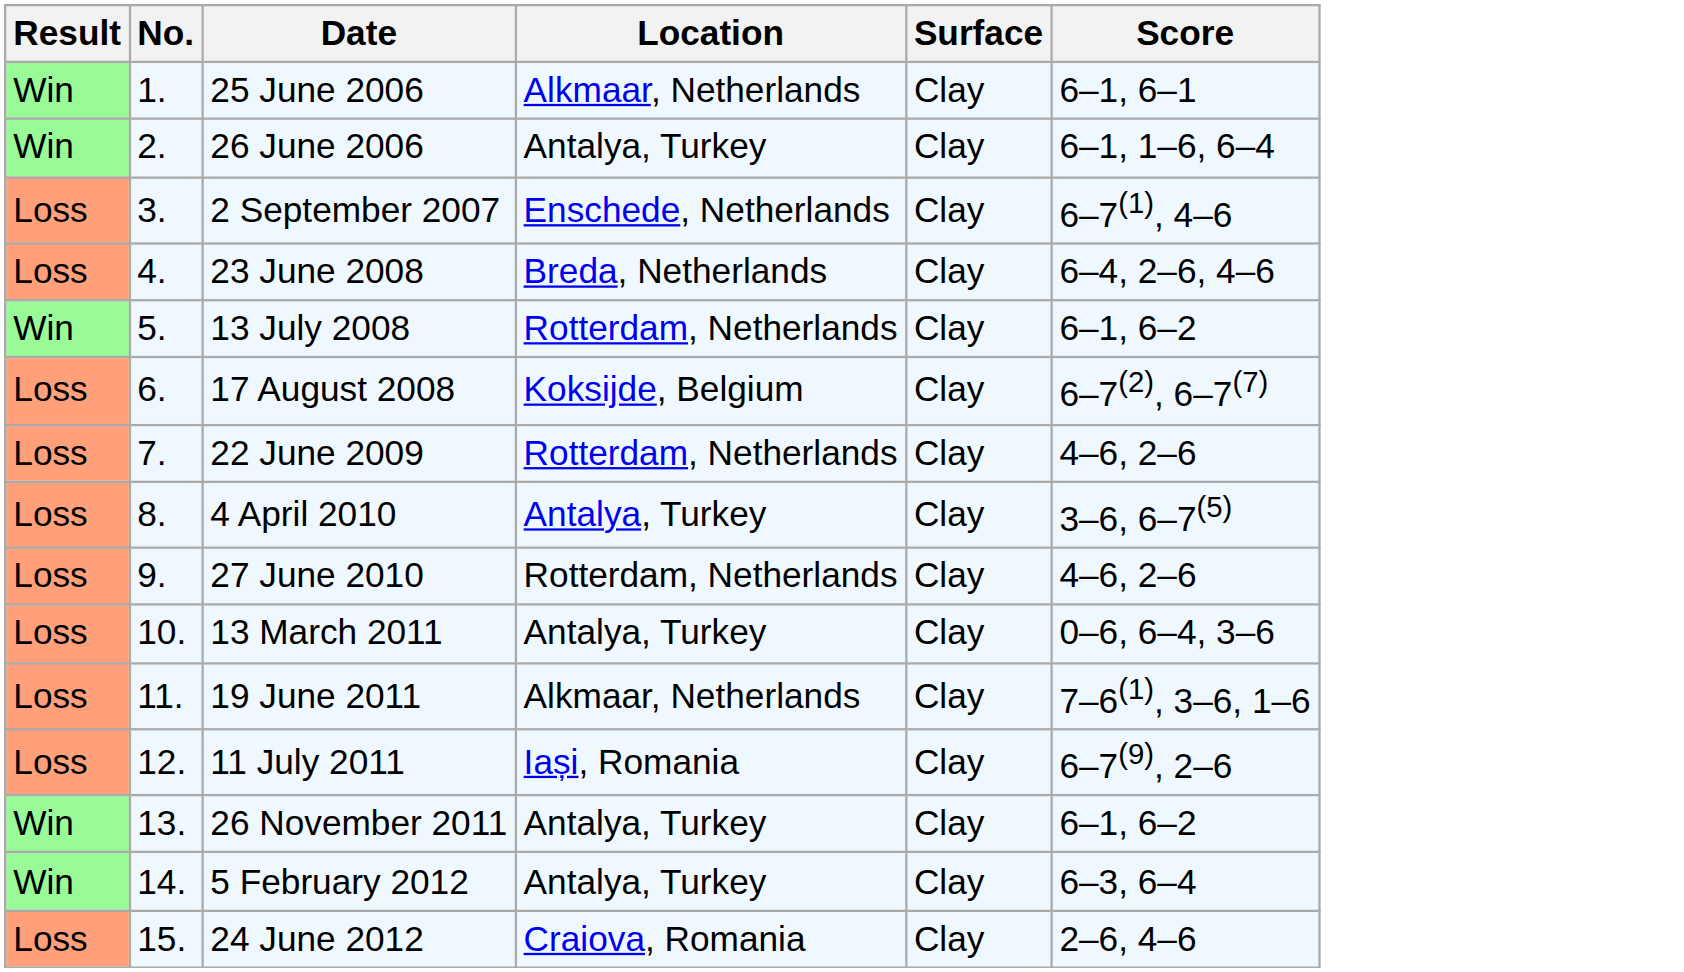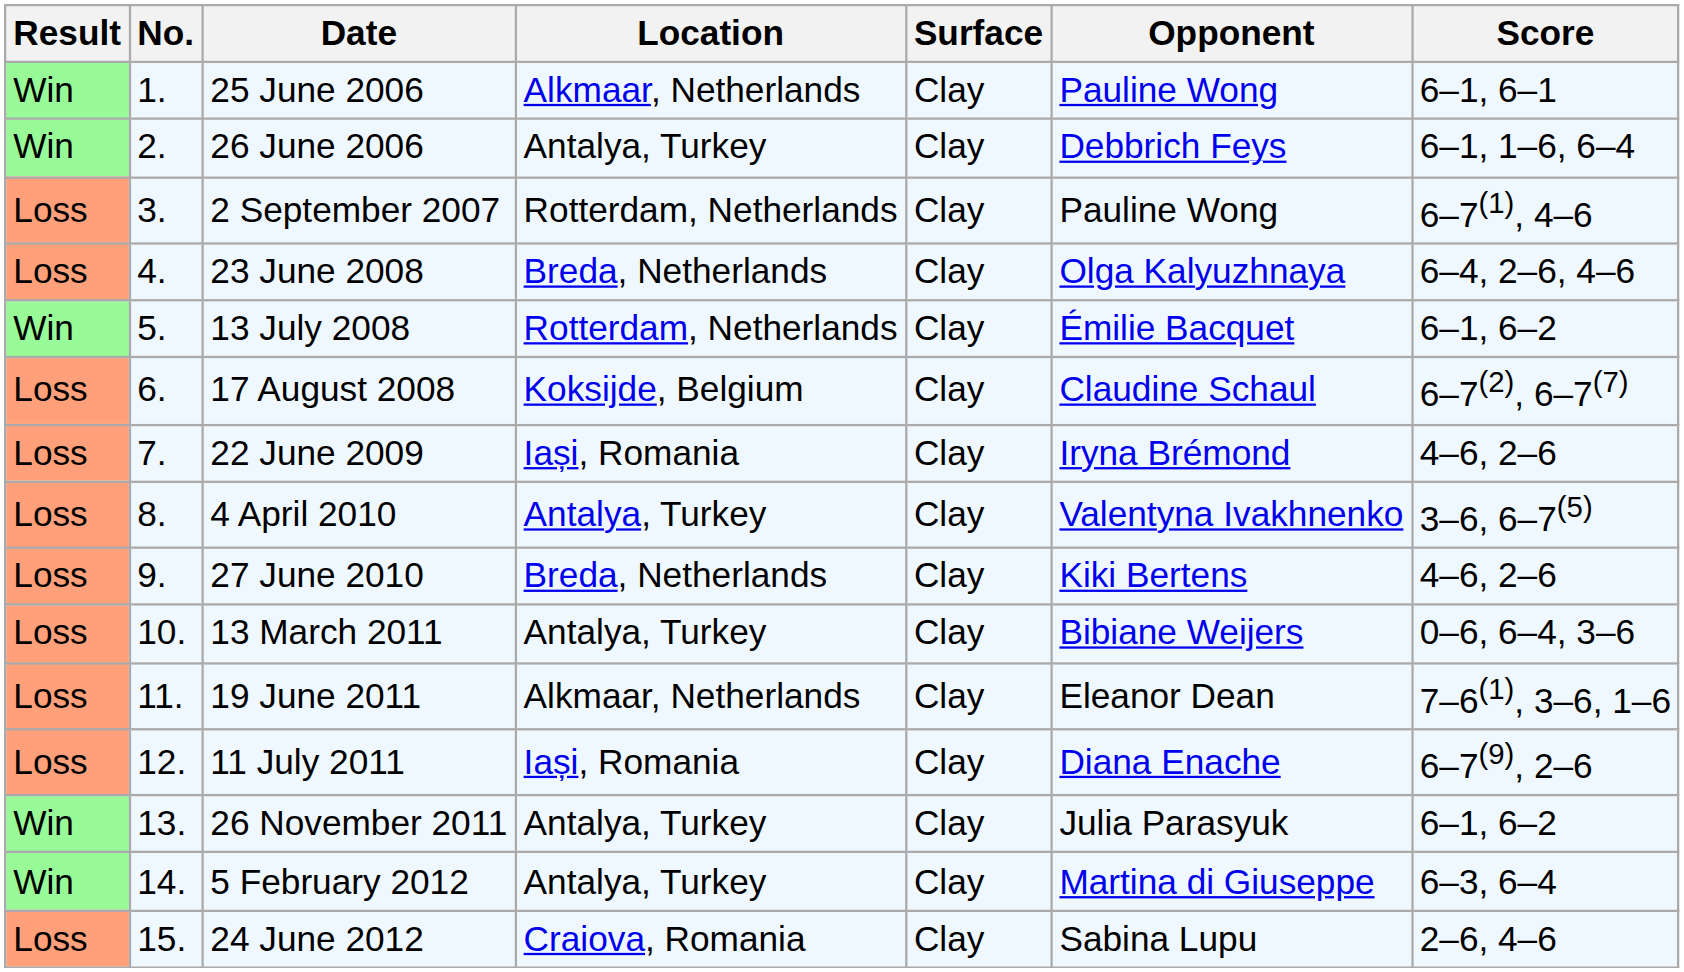+ column: (1231, 32)
(707, 208) Enschede, Netherlands -> (711, 208) Rotterdam, Netherlands
(711, 451) Rotterdam, Netherlands -> (631, 451) Iași, Romania
(711, 575) Rotterdam, Netherlands -> (675, 575) Breda, Netherlands
